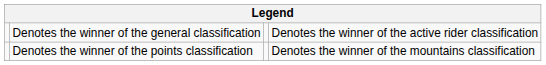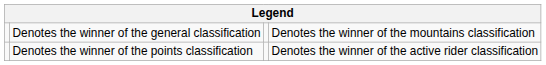(405, 32) Denotes the winner of the active rider classification -> (403, 32) Denotes the winner of the mountains classification
(403, 51) Denotes the winner of the mountains classification -> (405, 51) Denotes the winner of the active rider classification
